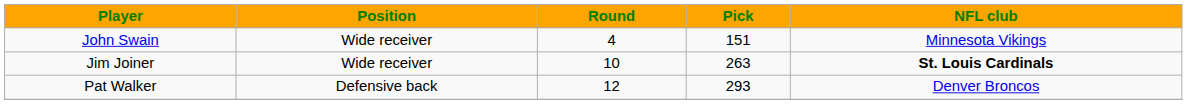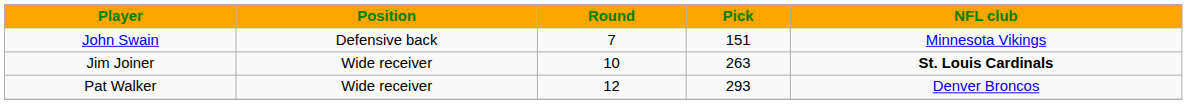(387, 39) Wide receiver -> (387, 39) Defensive back
(612, 39) 4 -> (612, 39) 7
(387, 87) Defensive back -> (387, 87) Wide receiver
